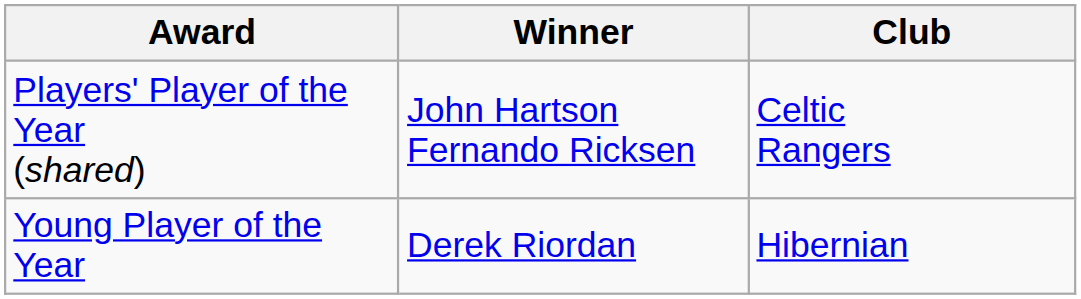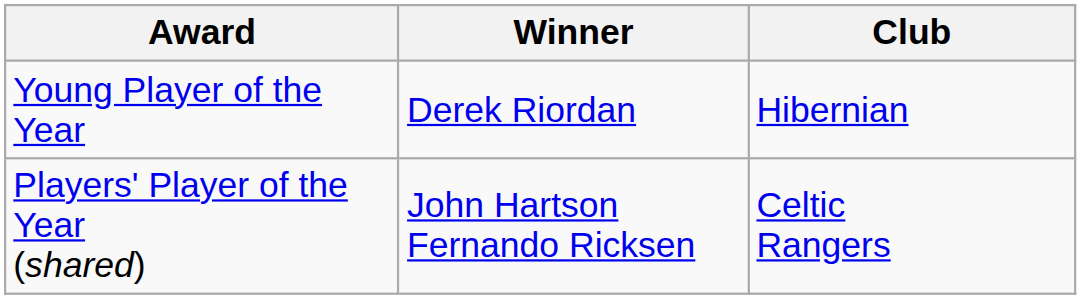rows swapped: (181, 128) <-> (168, 245)
